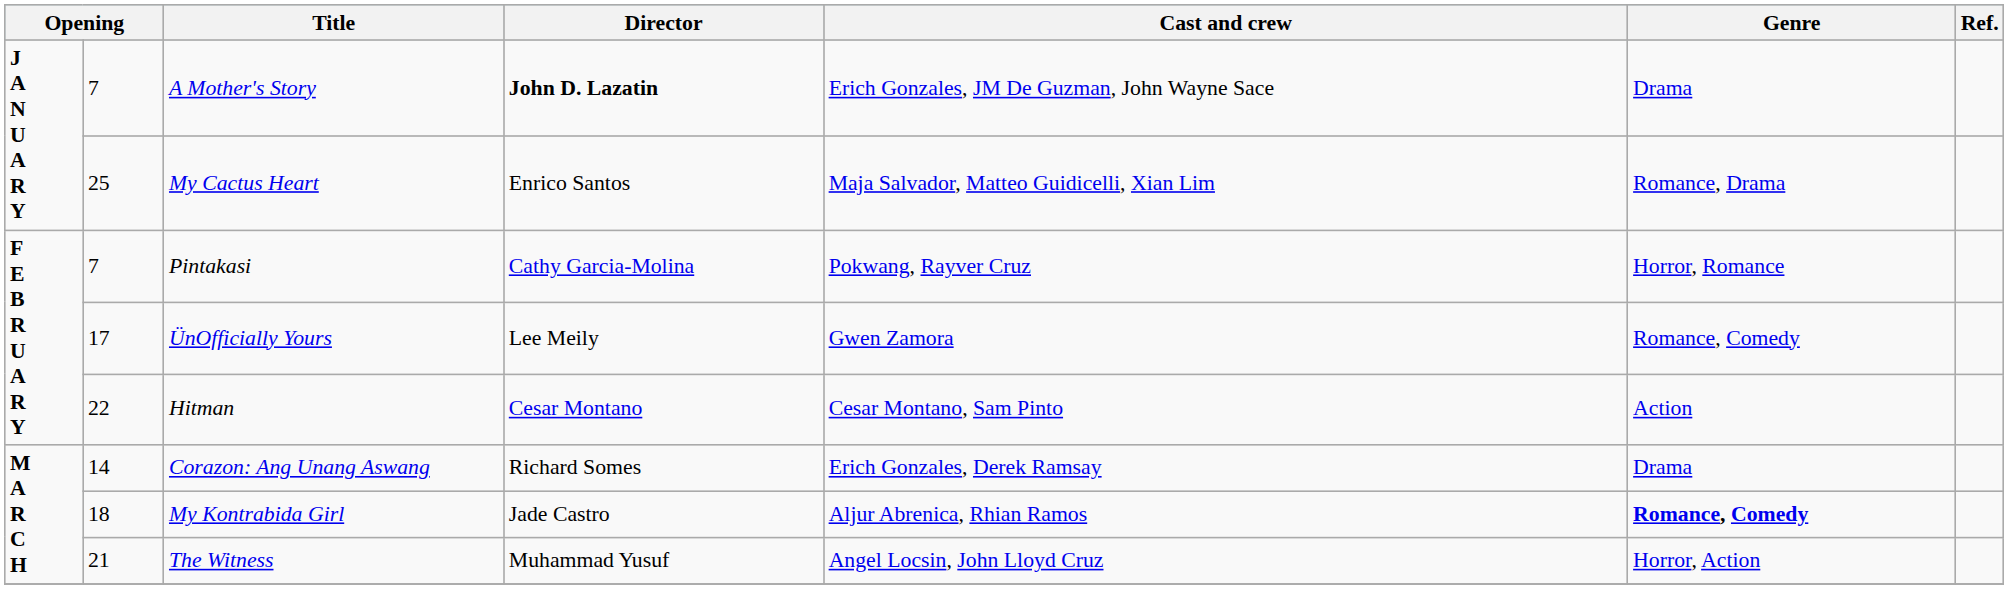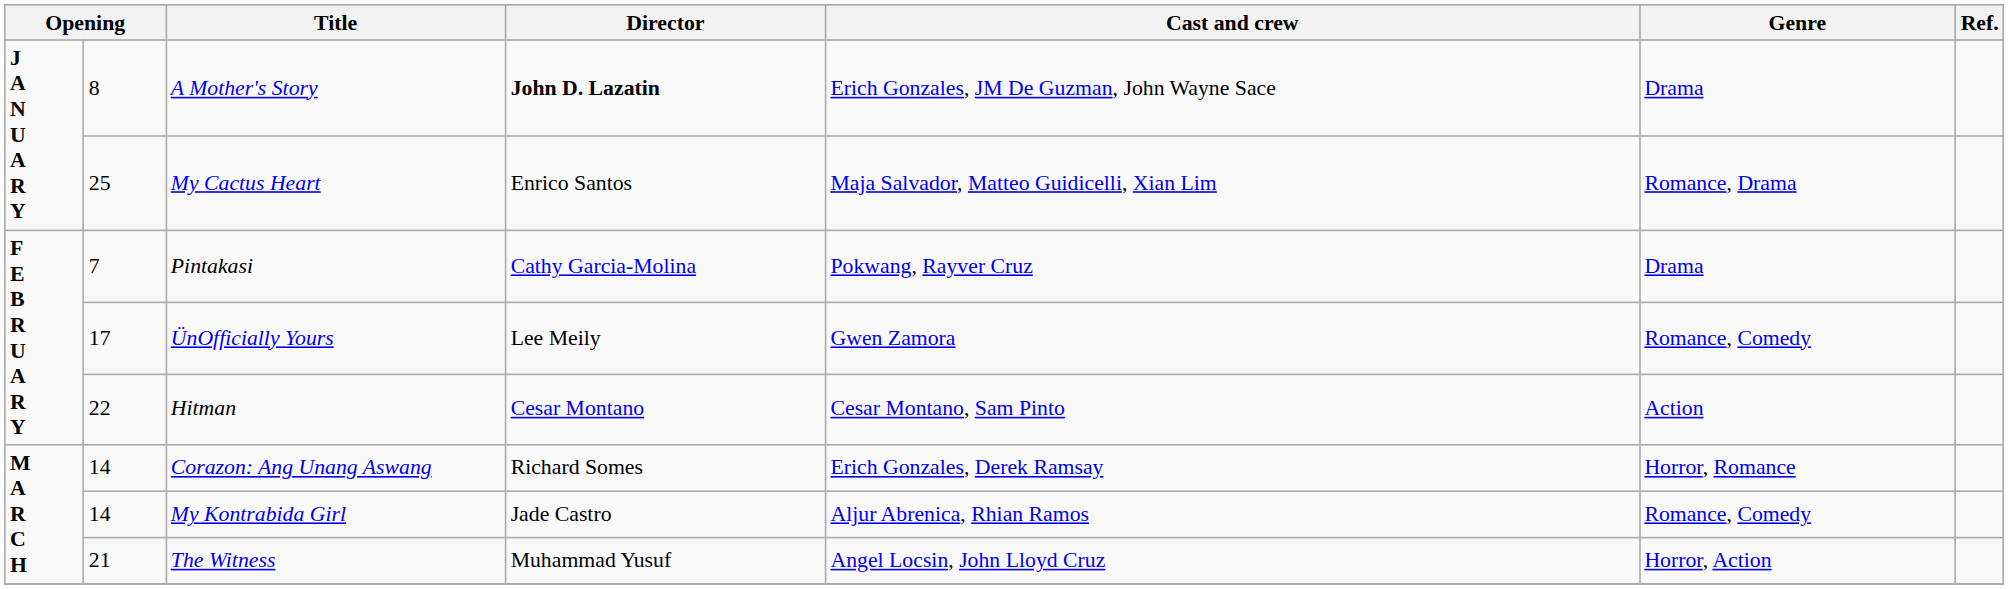(93, 87) 7 -> (94, 87) 8
(1709, 265) Horror, Romance -> (1674, 265) Drama
(1663, 467) Drama -> (1720, 467) Horror, Romance
(99, 513) 18 -> (100, 513) 14
(1721, 513) bold -> (1728, 513) normal
